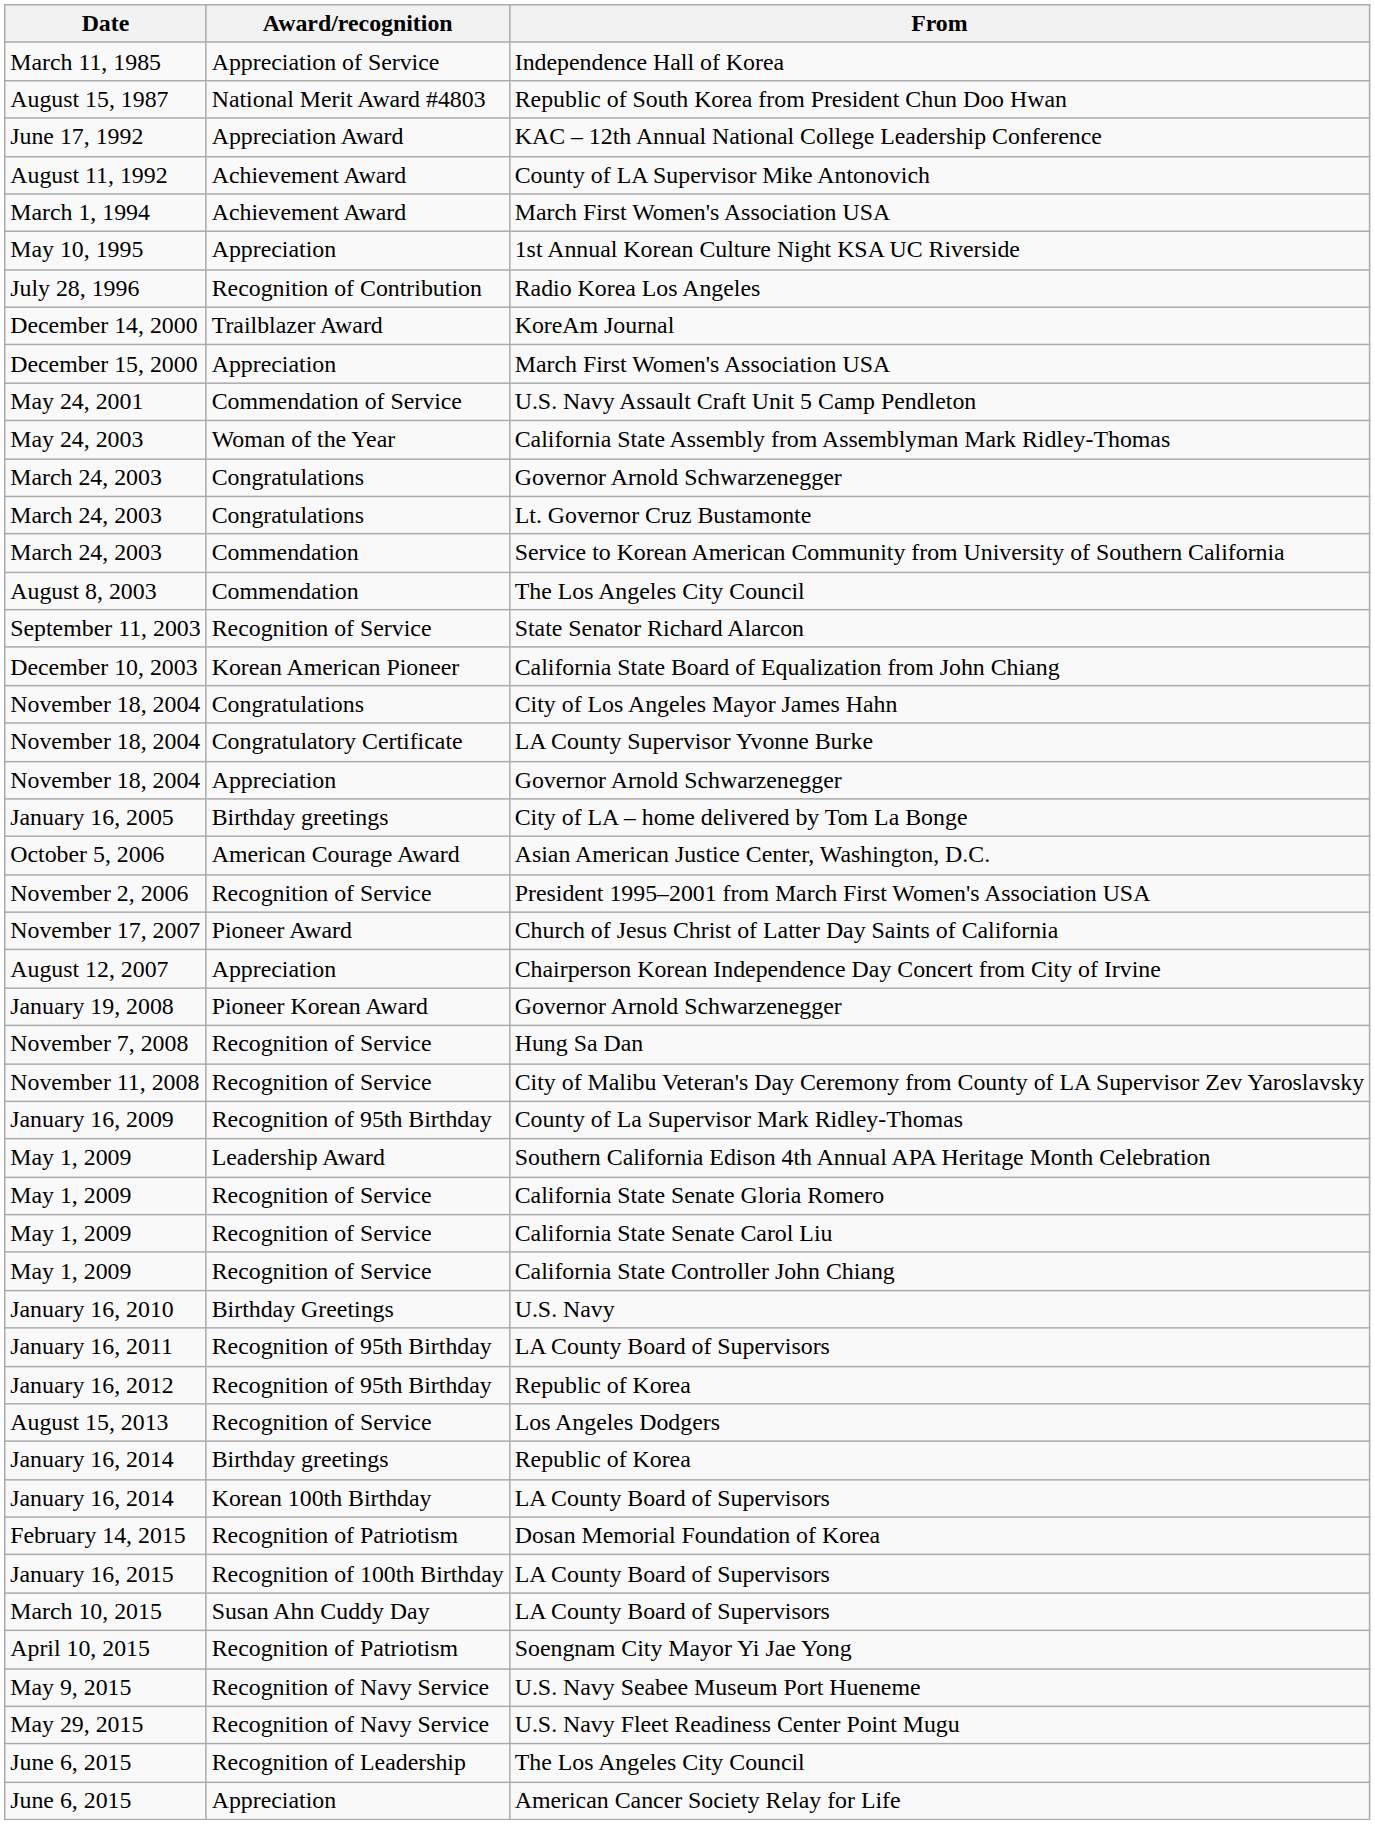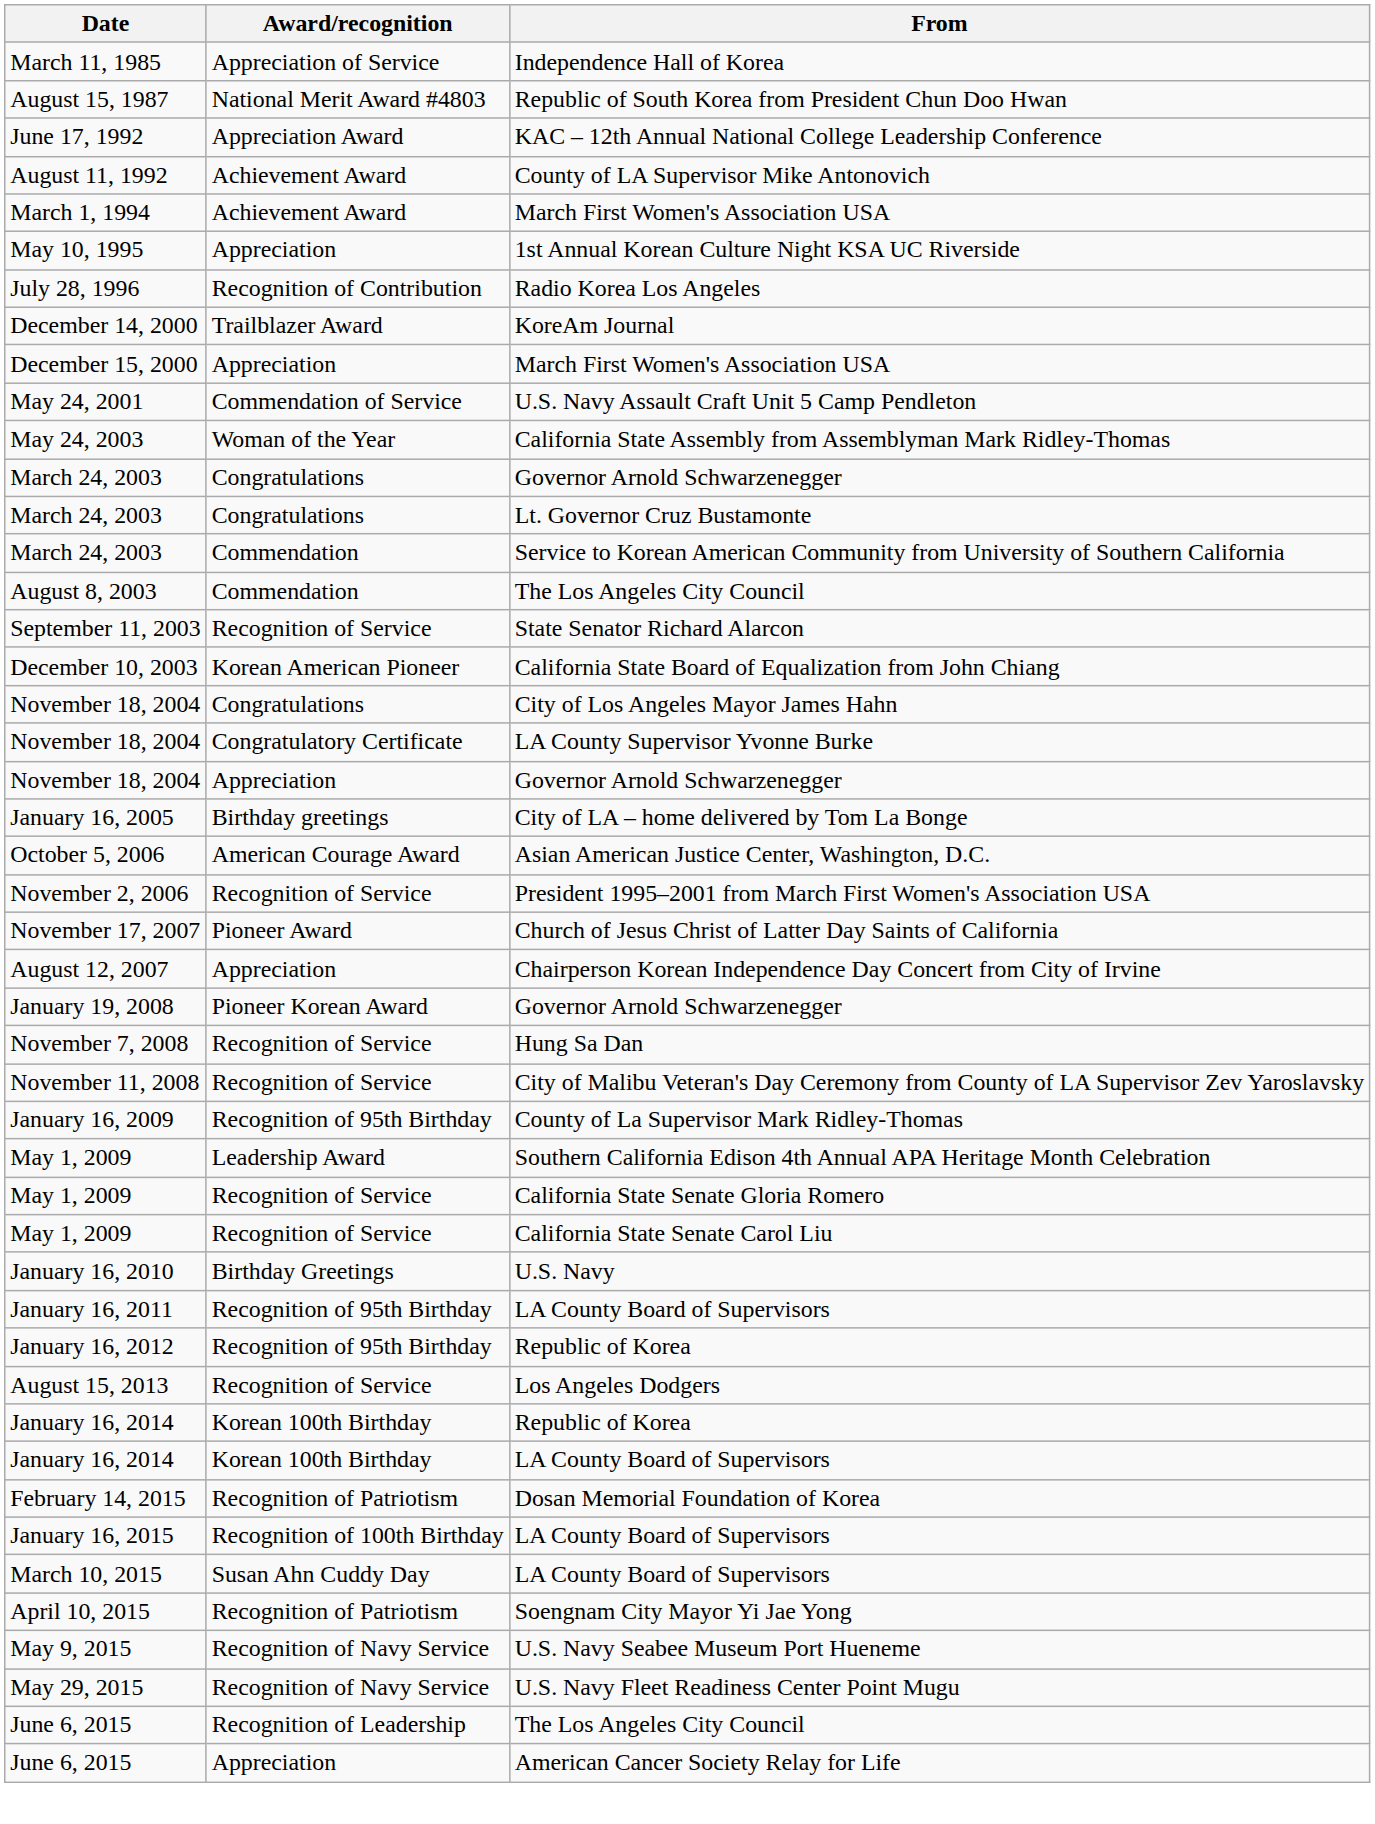- row: (71, 1271)
(300, 1460) Birthday greetings -> (322, 1422) Korean 100th Birthday
